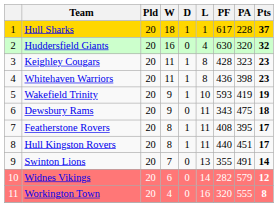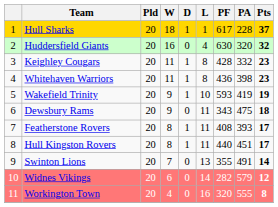(244, 62) 323 -> (244, 62) 332
(244, 128) 395 -> (244, 128) 393
